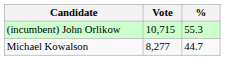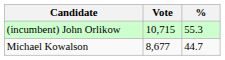(158, 47) 8,277 -> (158, 47) 8,677
